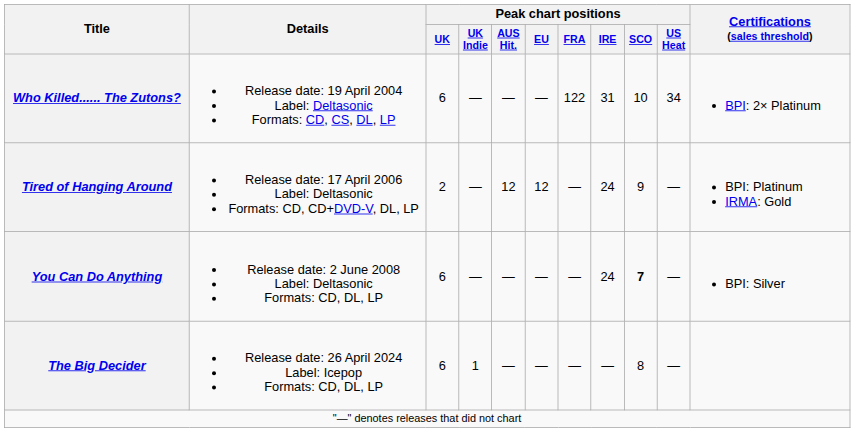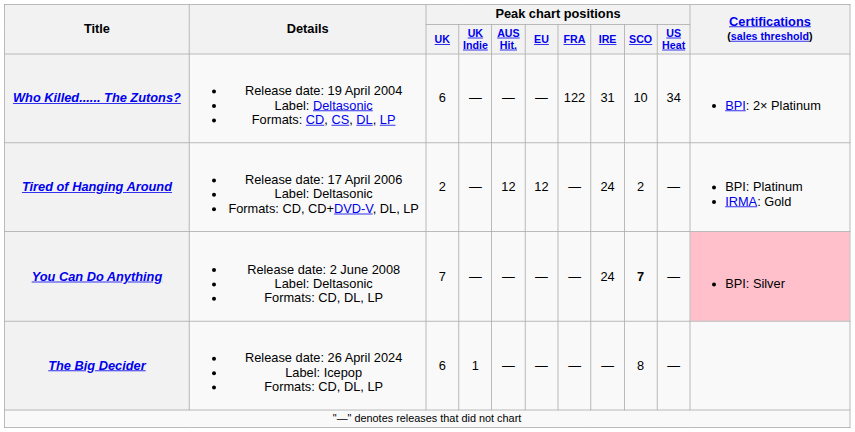(641, 187) 9 -> (641, 187) 2
(442, 276) 6 -> (442, 276) 7
(770, 284) no background -> (770, 284) pink background
